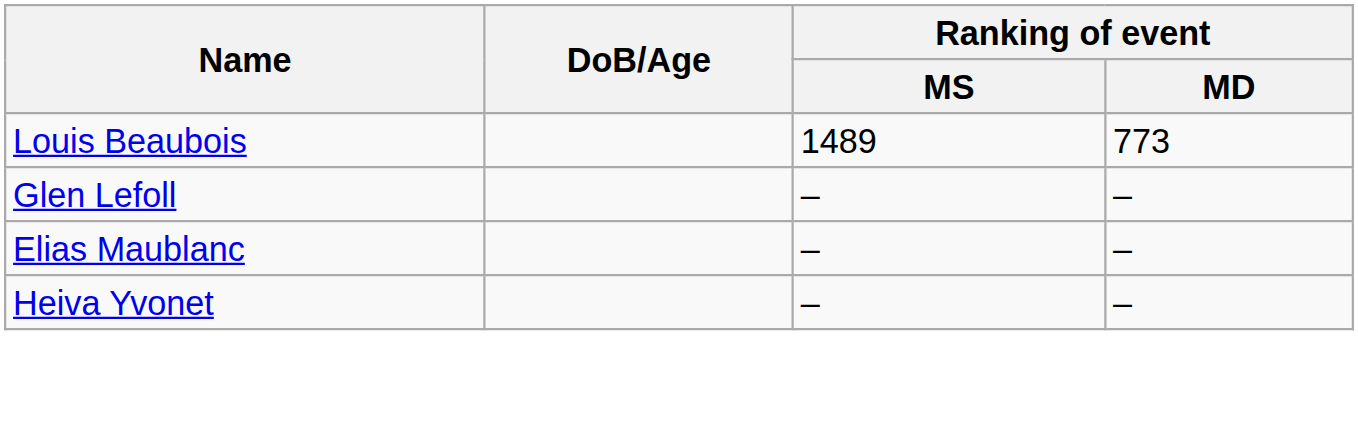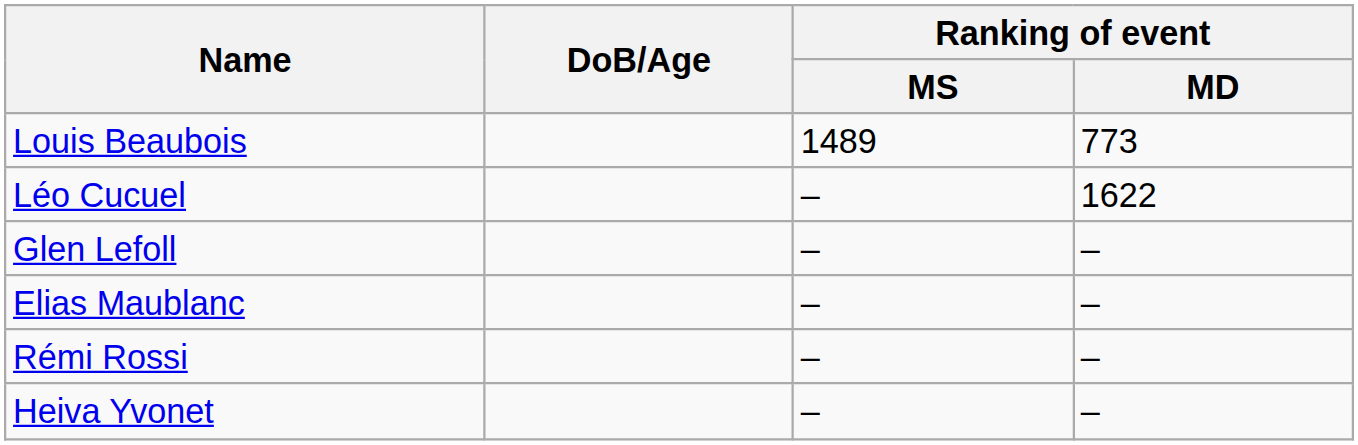+ row: (100, 195)
+ row: (100, 357)
